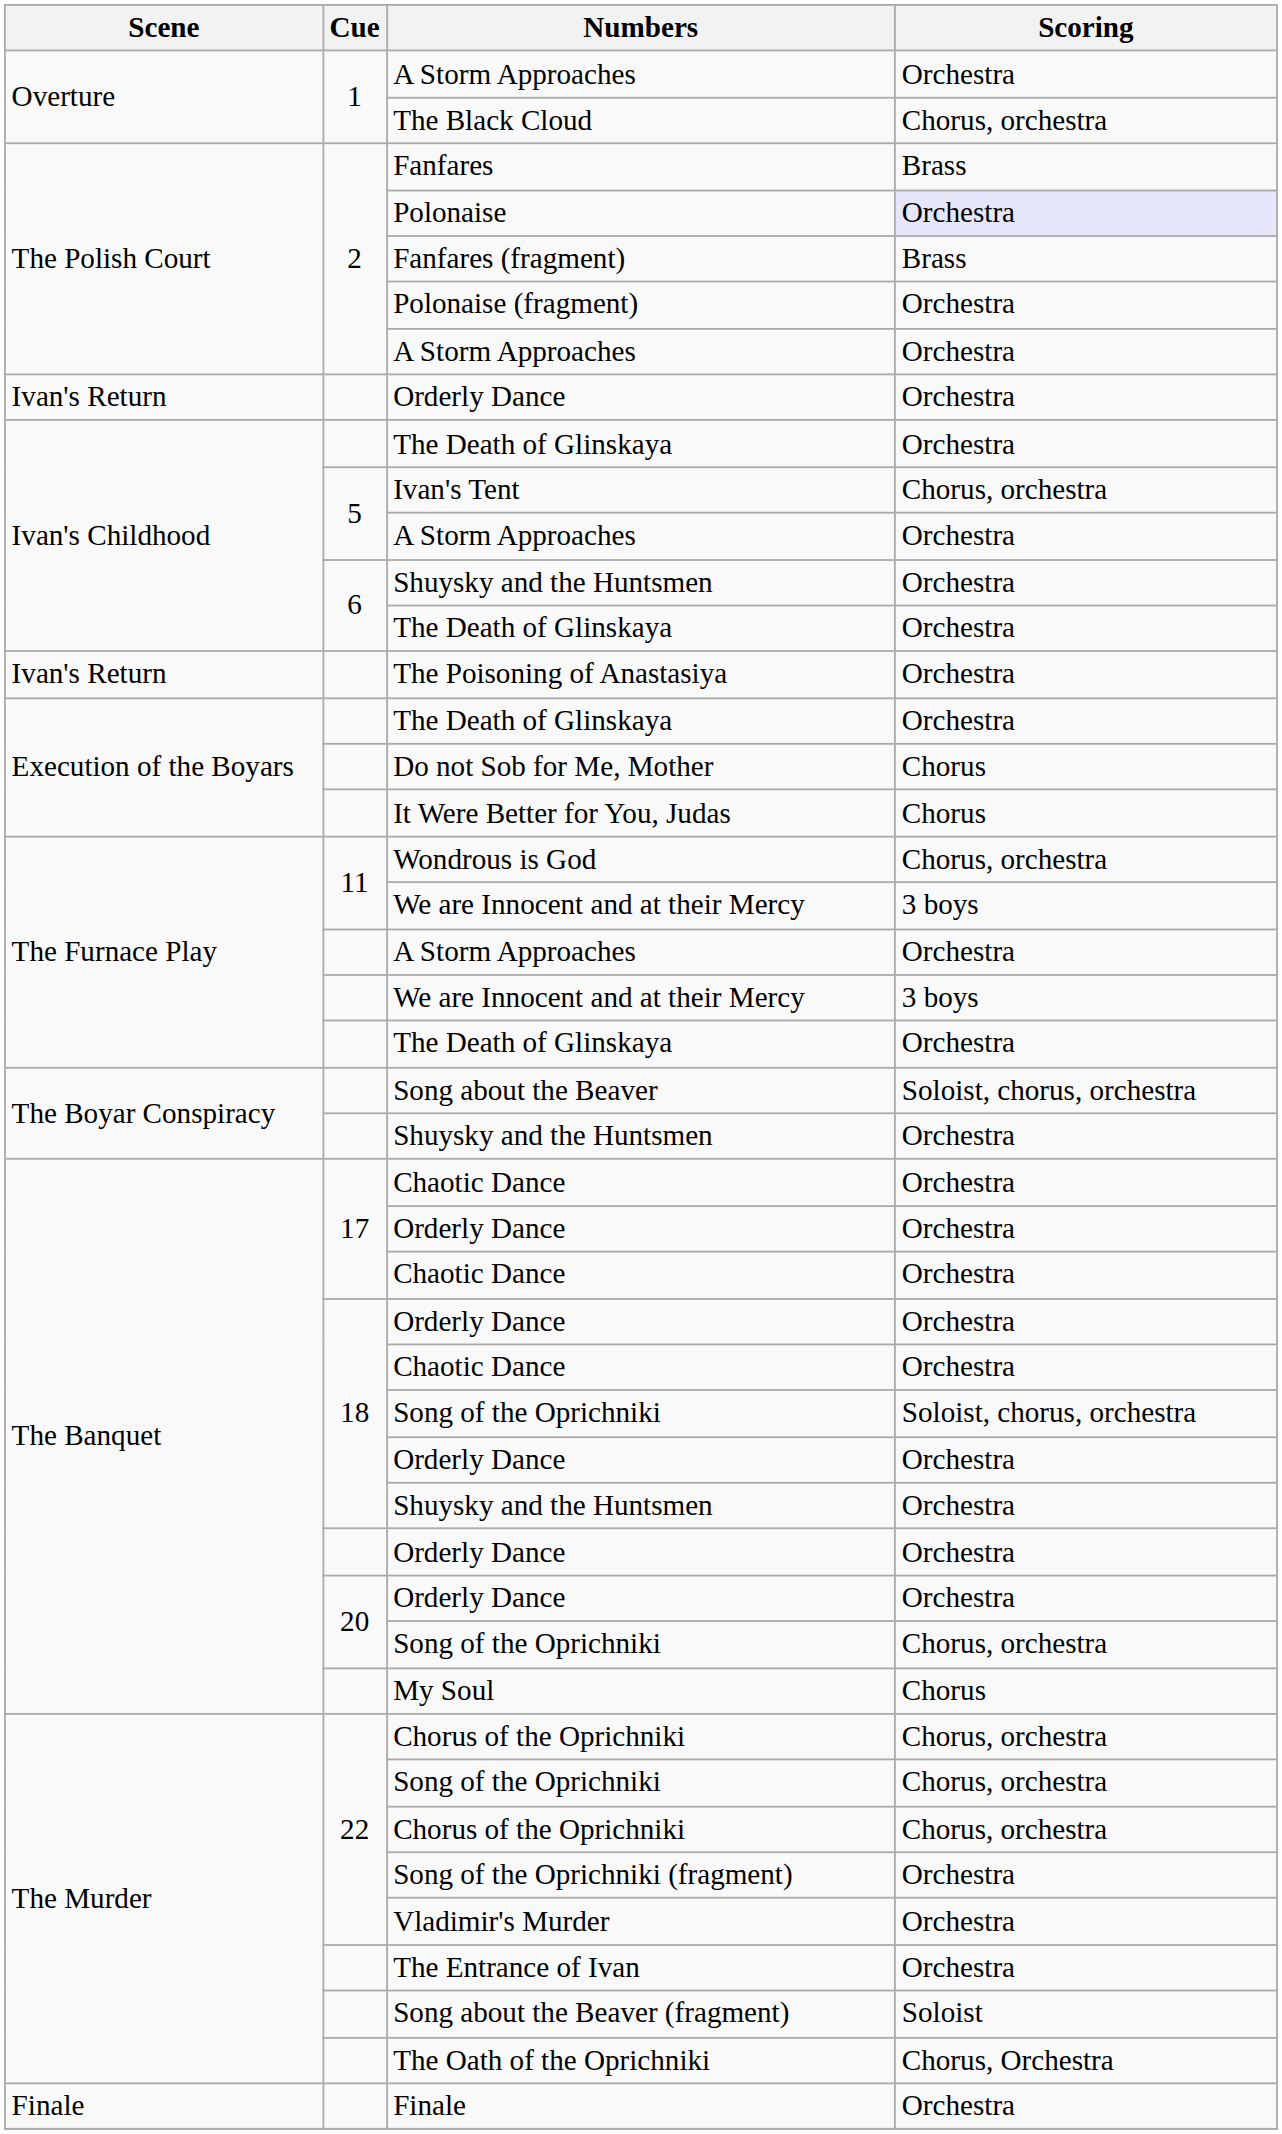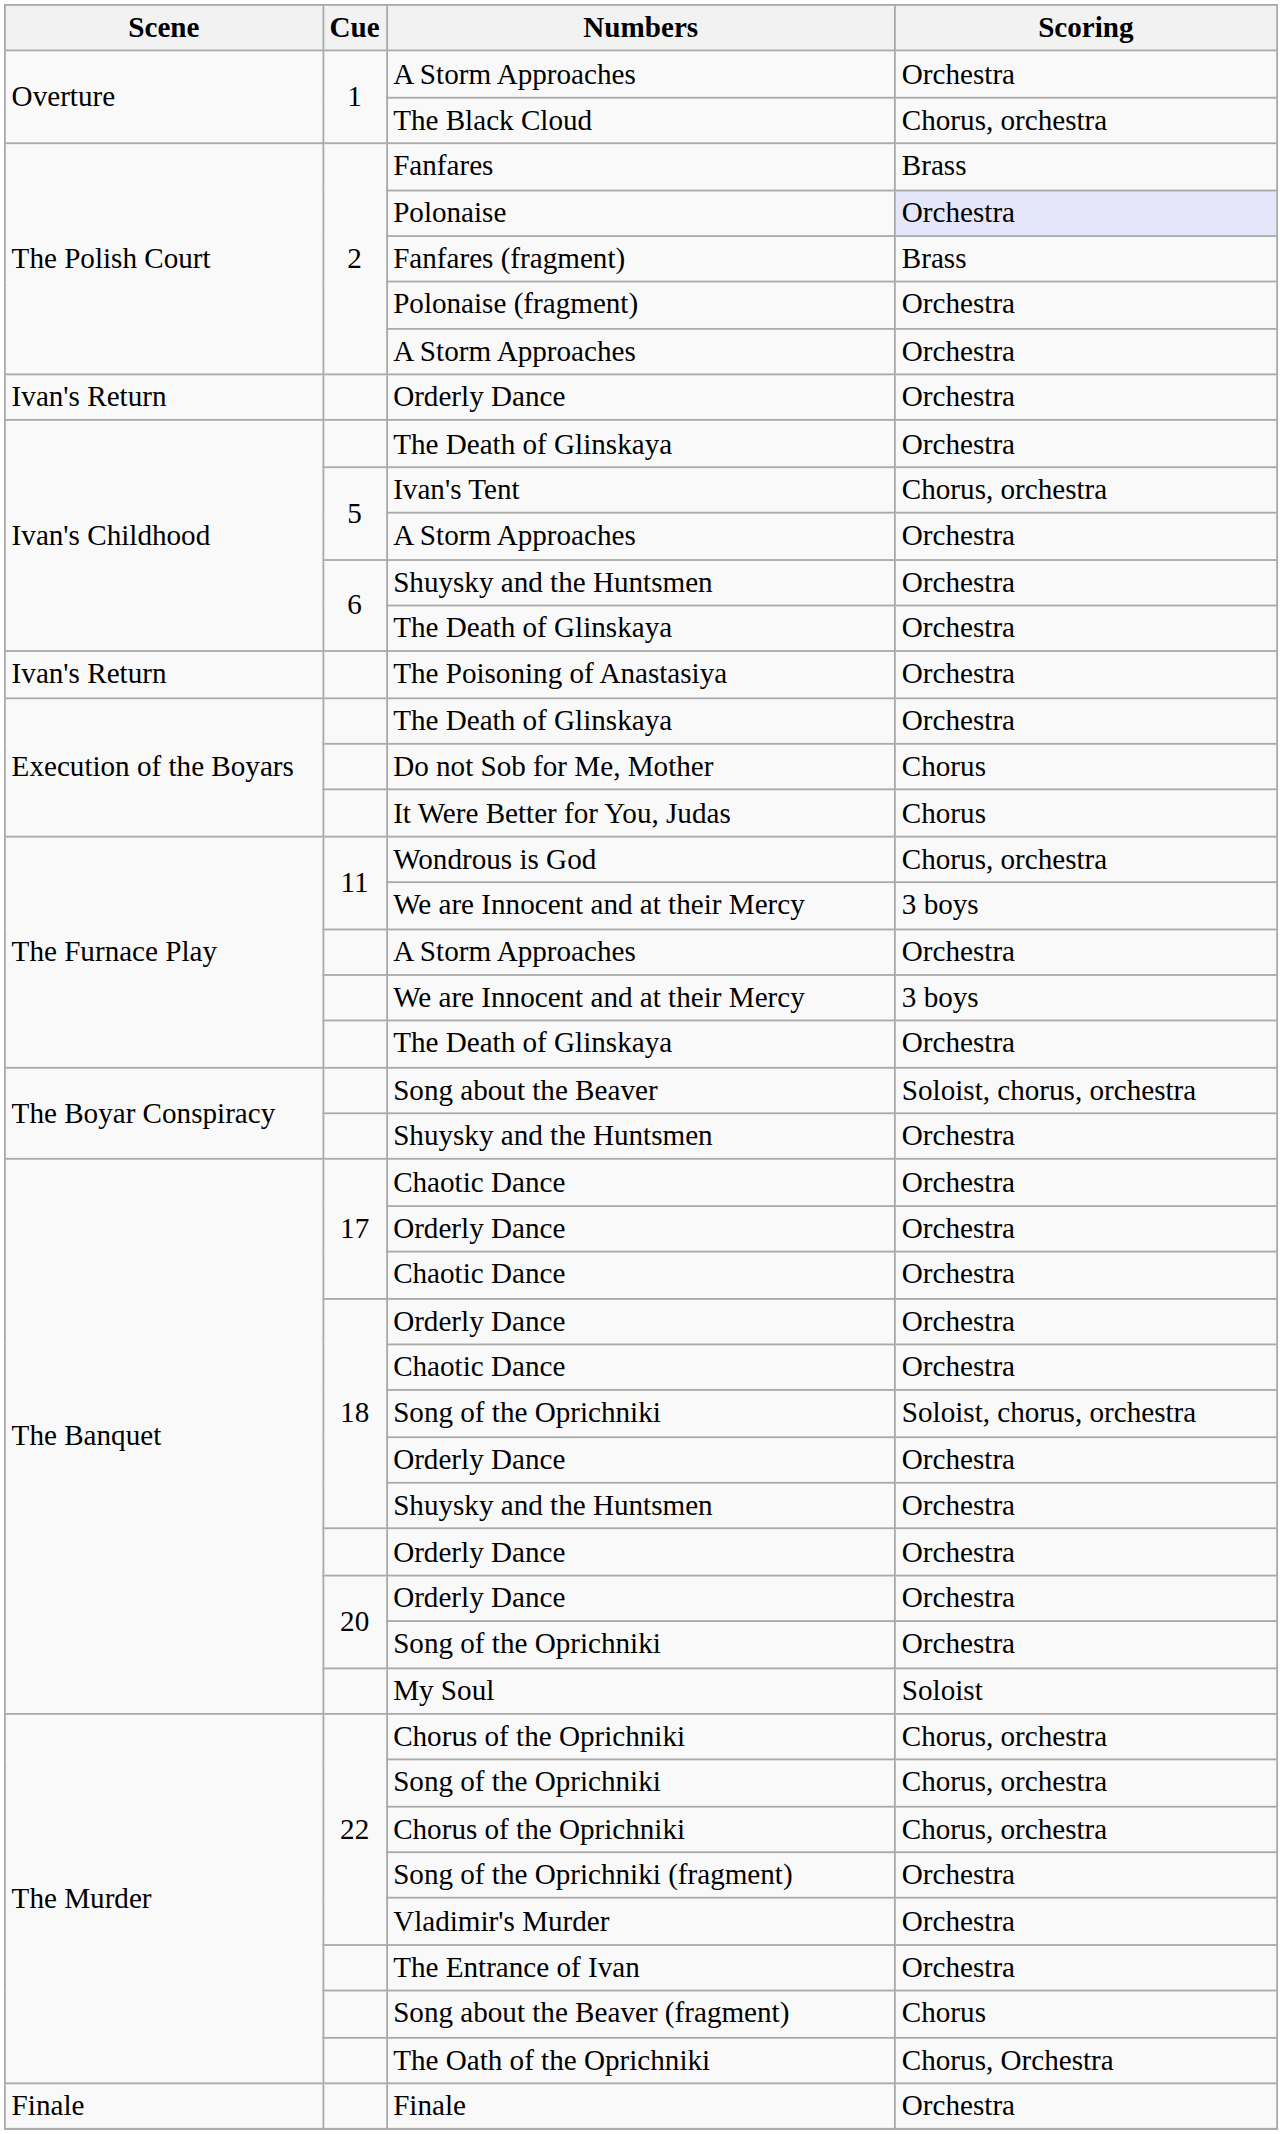(1005, 1643) Chorus, orchestra -> (958, 1643) Orchestra
(944, 1690) Chorus -> (942, 1690) Soloist
(942, 2013) Soloist -> (944, 2013) Chorus
